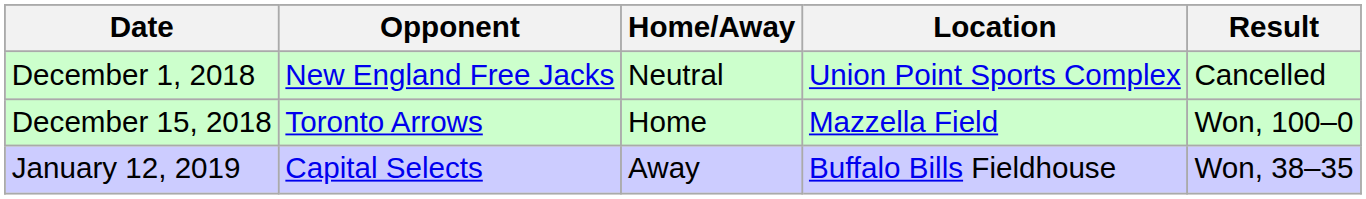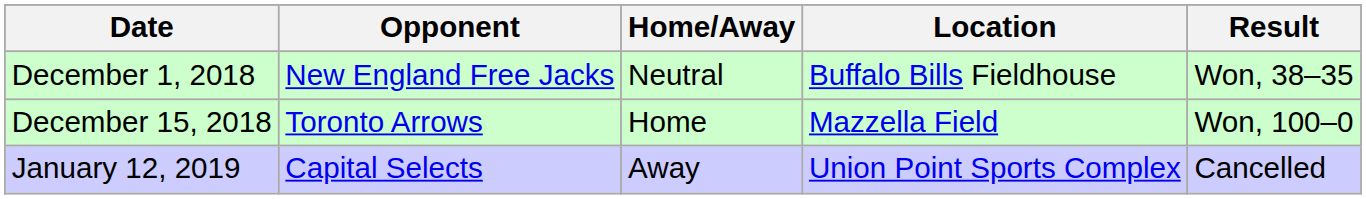(995, 74) Union Point Sports Complex -> (963, 74) Buffalo Bills Fieldhouse
(1260, 74) Cancelled -> (1274, 74) Won, 38–35
(963, 168) Buffalo Bills Fieldhouse -> (995, 168) Union Point Sports Complex
(1274, 168) Won, 38–35 -> (1260, 168) Cancelled
